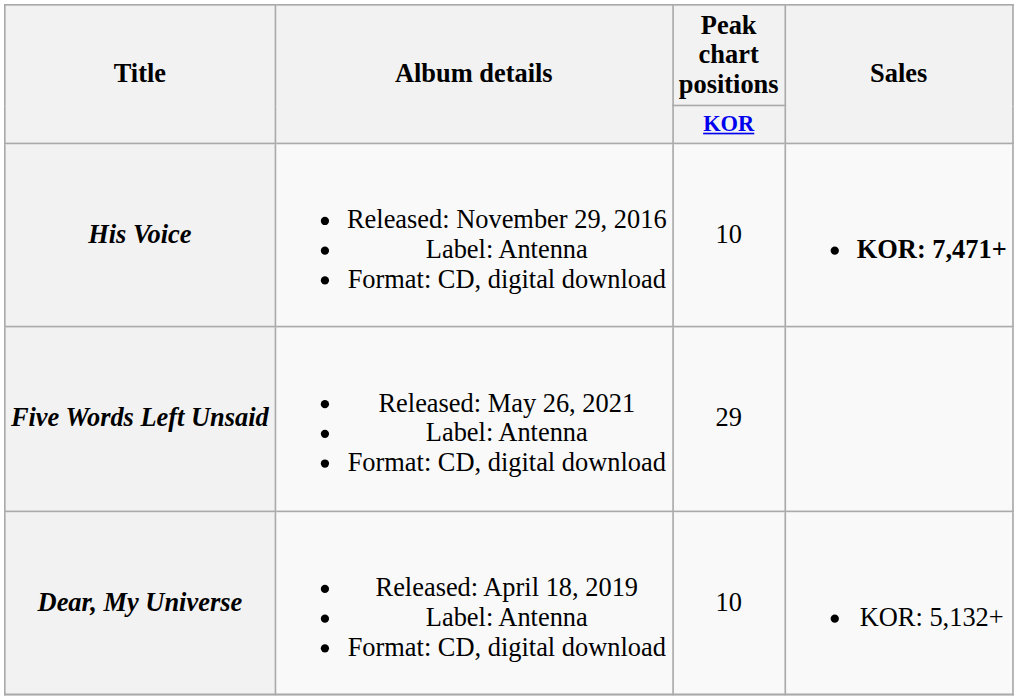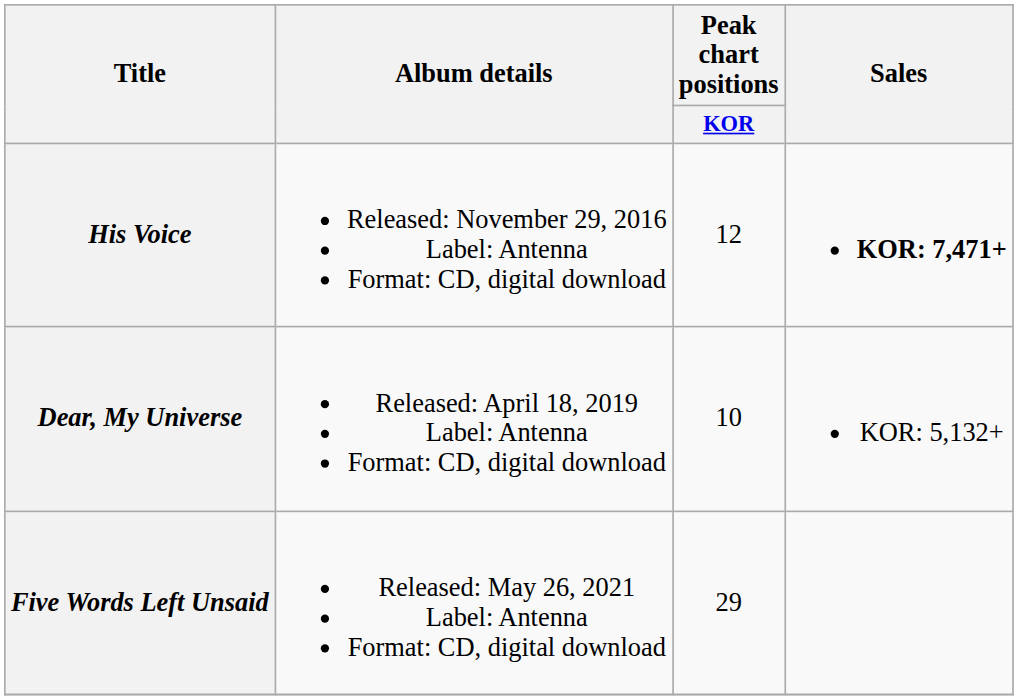(729, 234) 10 -> (729, 234) 12
rows swapped: (140, 602) <-> (140, 418)
